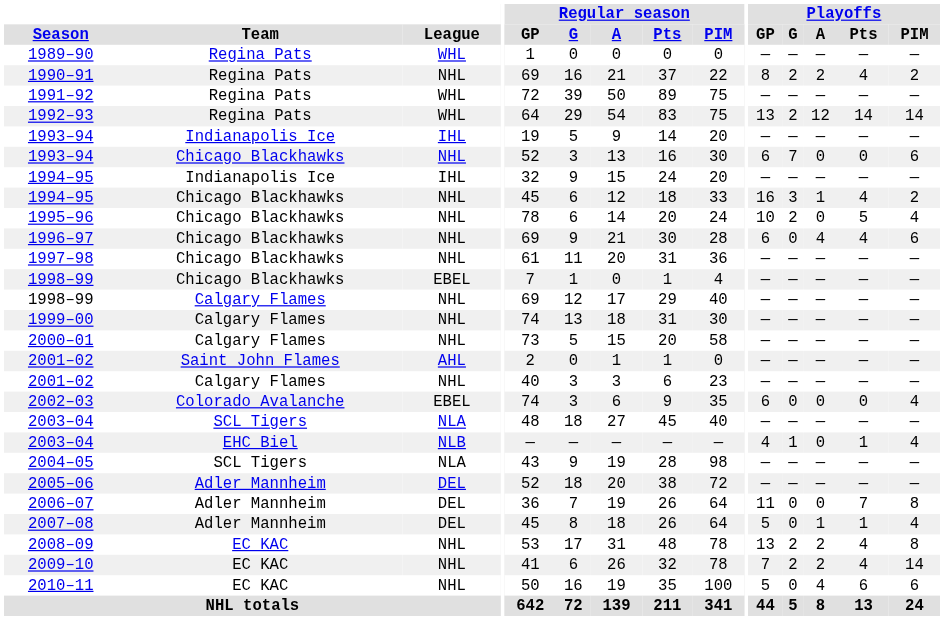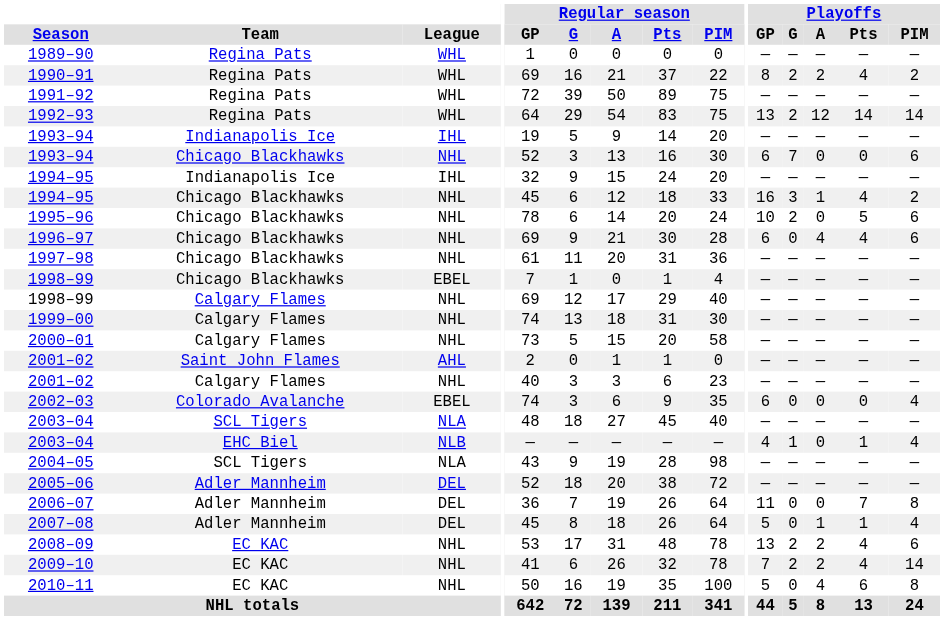(452, 75) NHL -> (452, 75) WHL
(914, 218) 4 -> (914, 218) 6
(914, 545) 8 -> (914, 545) 6
(914, 585) 6 -> (914, 585) 8
